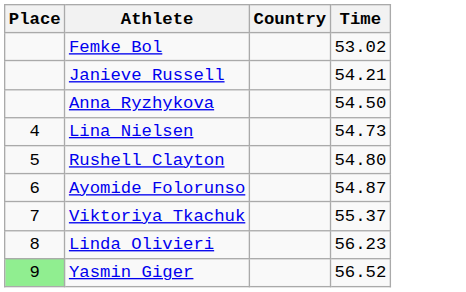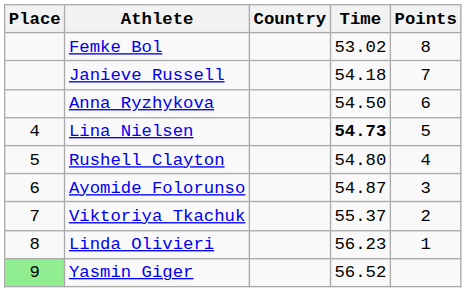+ column: (426, 19)
(360, 75) 54.21 -> (360, 75) 54.18
(360, 131) normal -> (360, 131) bold
